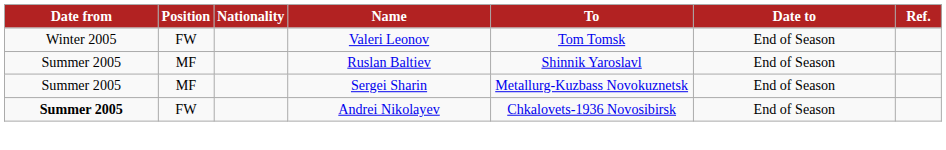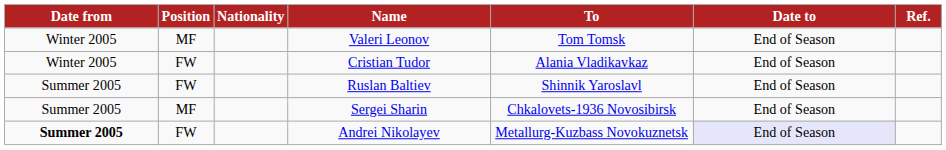(186, 39) FW -> (186, 39) MF
+ row: (389, 63)
(186, 63) MF -> (186, 86) FW
(592, 86) Metallurg-Kuzbass Novokuznetsk -> (592, 109) Chkalovets-1936 Novosibirsk
(592, 109) Chkalovets-1936 Novosibirsk -> (592, 132) Metallurg-Kuzbass Novokuznetsk
(794, 109) no background -> (794, 132) lavender background
